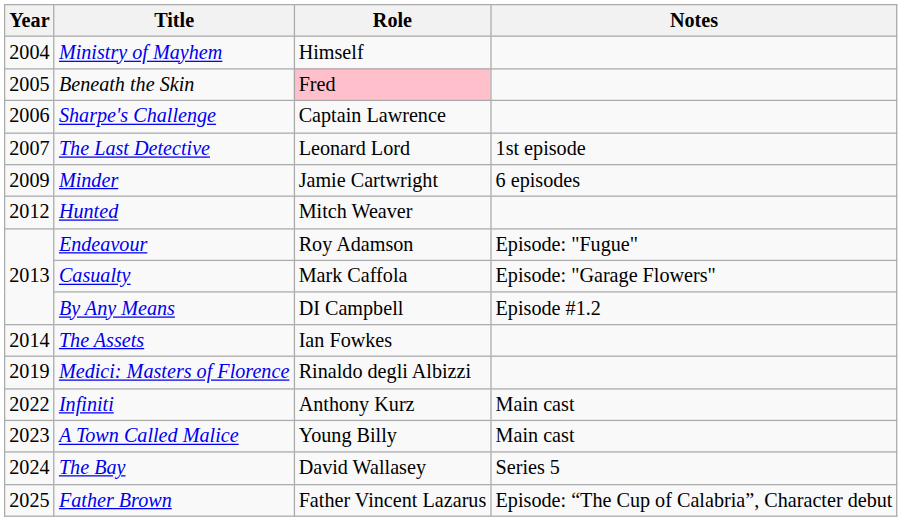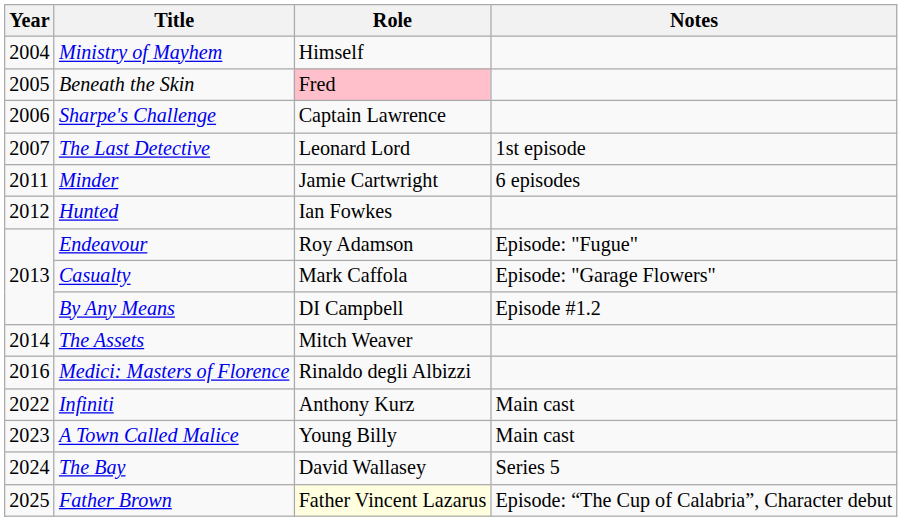(29, 180) 2009 -> (29, 180) 2011
(356, 212) Mitch Weaver -> (345, 212) Ian Fowkes
(345, 340) Ian Fowkes -> (356, 340) Mitch Weaver
(29, 372) 2019 -> (29, 372) 2016
(392, 500) no background -> (392, 500) lightyellow background
